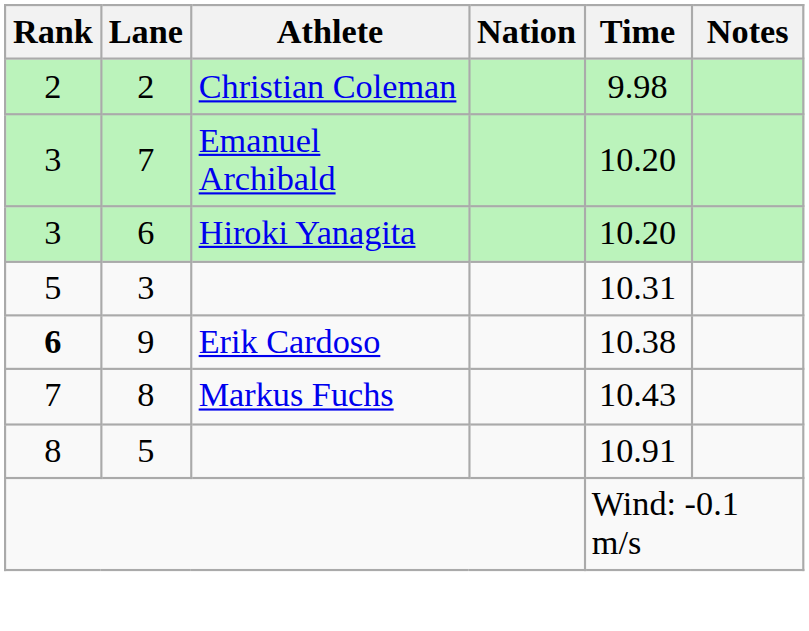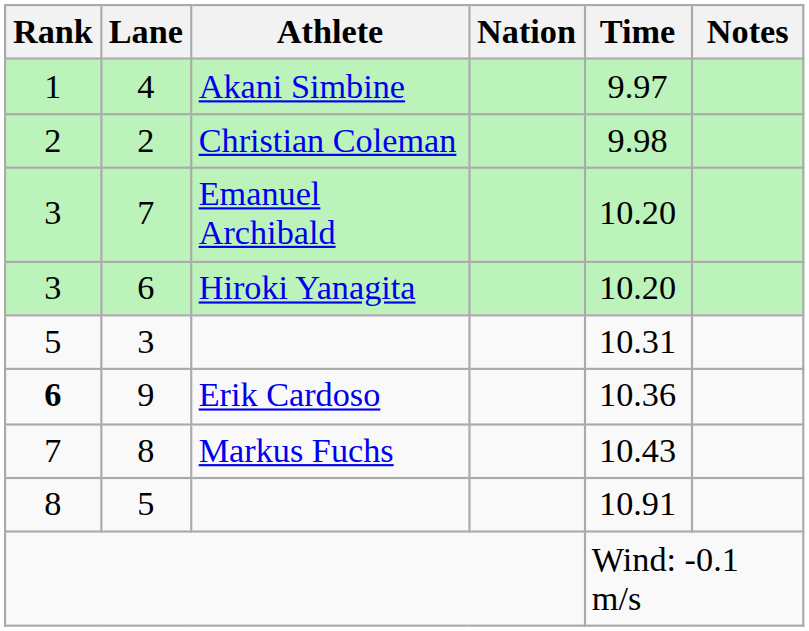+ row: (146, 85)
(638, 341) 10.38 -> (638, 395) 10.36
